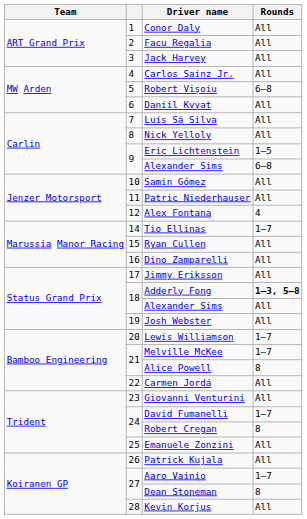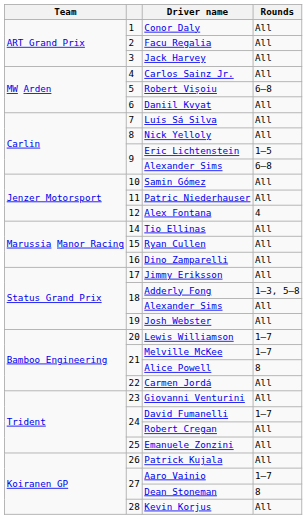(263, 229) 1–7 -> (263, 229) All
(277, 290) bold -> (277, 290) normal
(258, 430) 8 -> (263, 430) All
